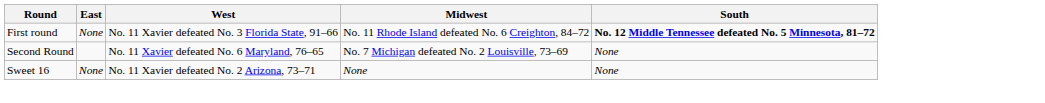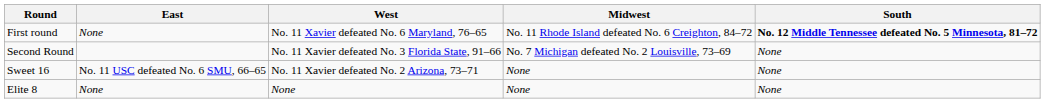(223, 32) No. 11 Xavier defeated No. 3 Florida State, 91–66 -> (379, 32) No. 11 Xavier defeated No. 6 Maryland, 76–65
(216, 51) No. 11 Xavier defeated No. 6 Maryland, 76–65 -> (386, 51) No. 11 Xavier defeated No. 3 Florida State, 91–66
(91, 70) None -> (173, 70) No. 11 USC defeated No. 6 SMU, 66–65
+ row: (22, 89)
